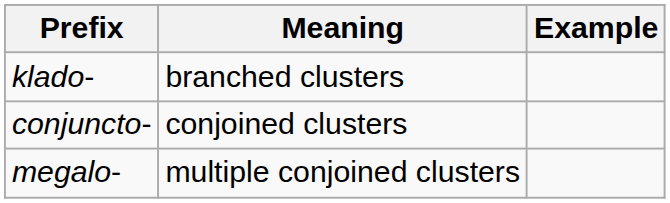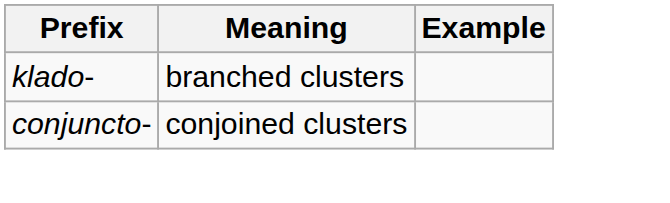- row: (67, 172)
